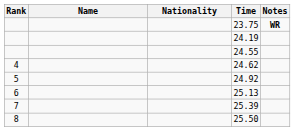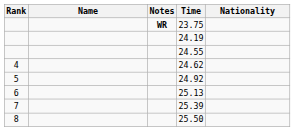columns swapped: (189, 11) <-> (275, 11)
